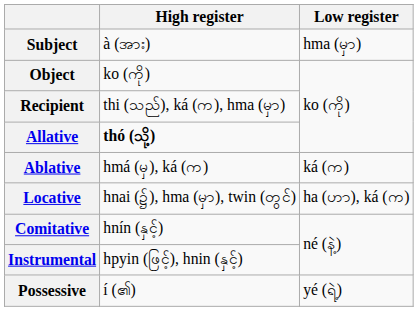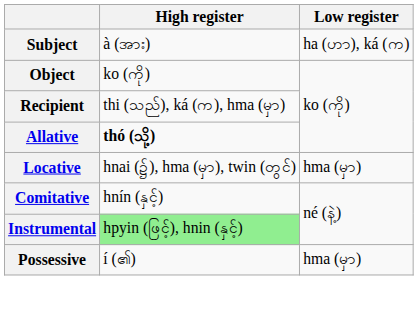(332, 43) hma (မှာ) -> (356, 43) ha (ဟာ), ká (က)
- row: (52, 167)
(356, 197) ha (ဟာ), ká (က) -> (332, 166) hma (မှာ)
(173, 258) no background -> (173, 228) lightgreen background
(323, 289) yé (ရဲ့) -> (332, 258) hma (မှာ)
